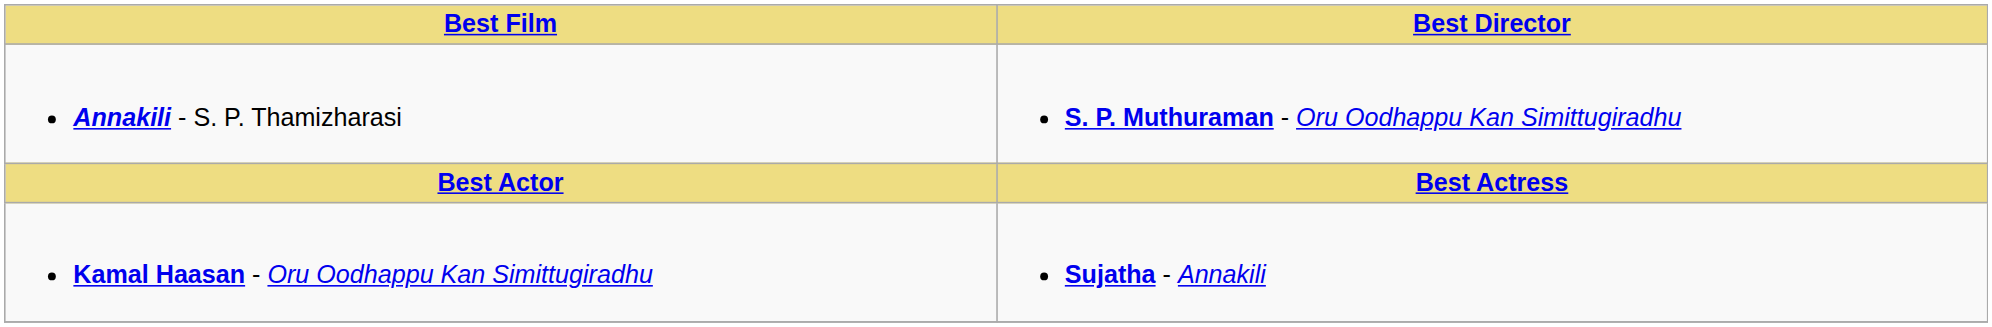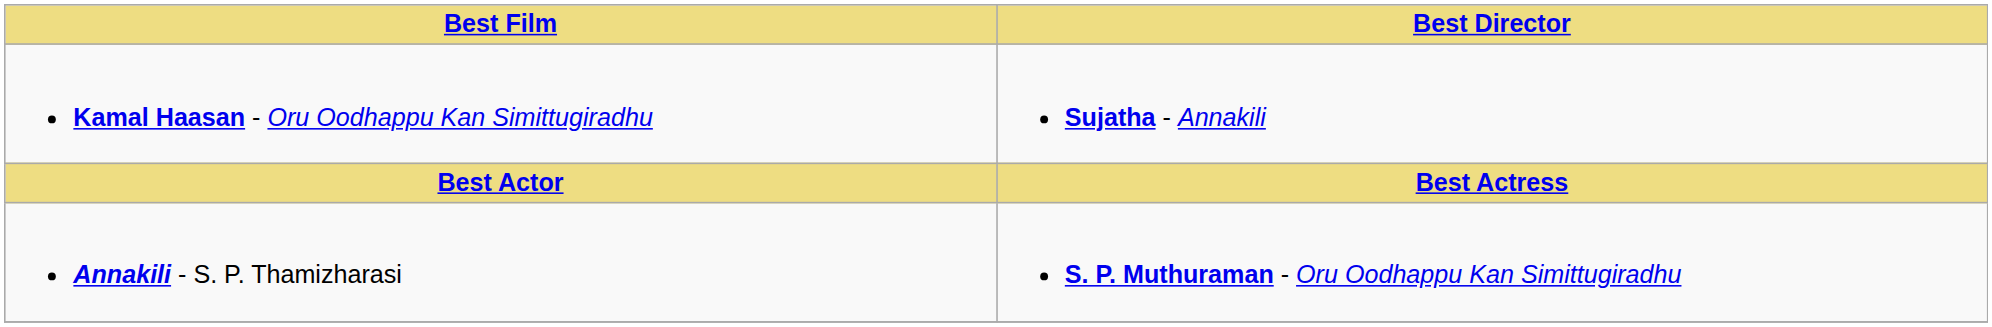rows swapped: (501, 118) <-> (501, 276)
